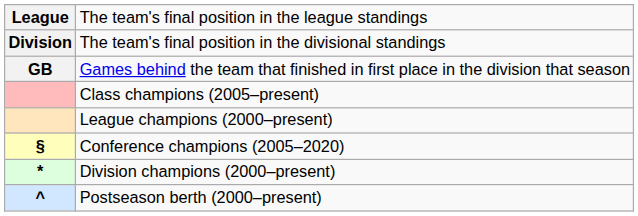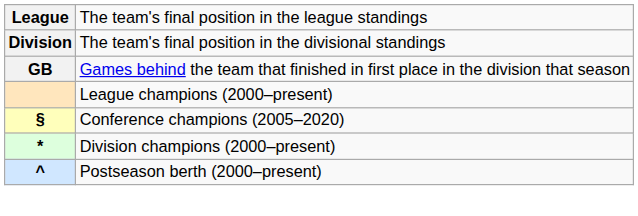- row: (199, 94)
